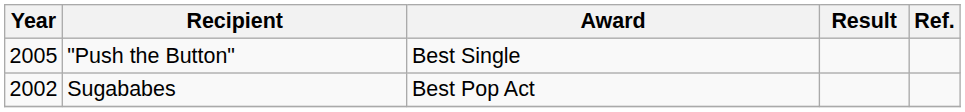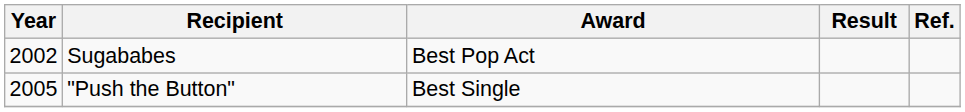rows swapped: (121, 89) <-> (151, 55)
